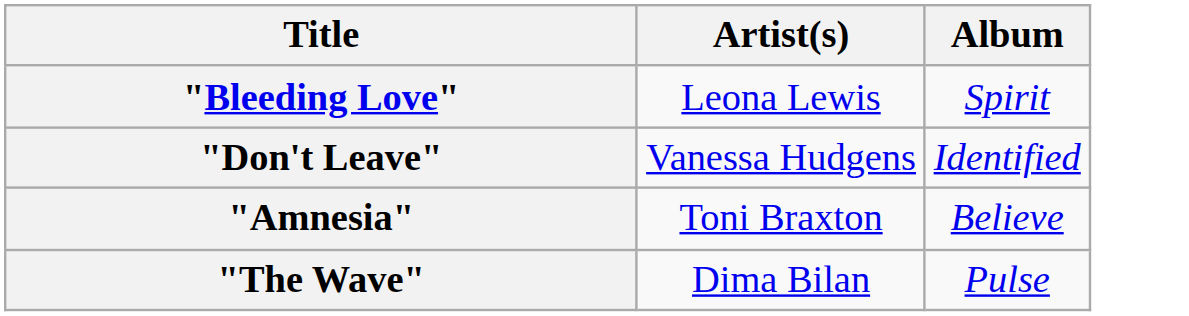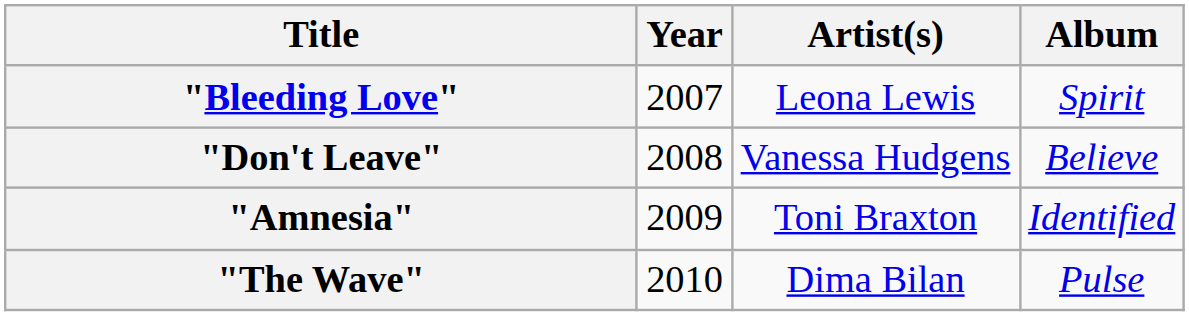+ column: (685, 34)
(1007, 156) Identified -> (1102, 156) Believe
(1007, 217) Believe -> (1102, 217) Identified
